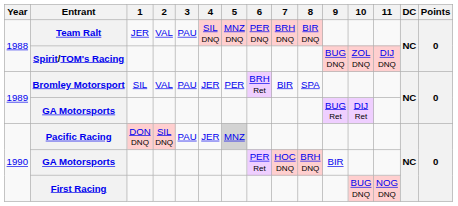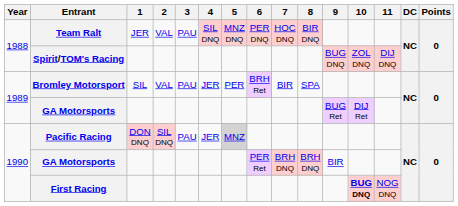(285, 33) BRH DNQ -> (285, 33) HOC DNQ
(285, 163) HOC DNQ -> (285, 163) BRH DNQ
(361, 189) normal -> (361, 189) bold
